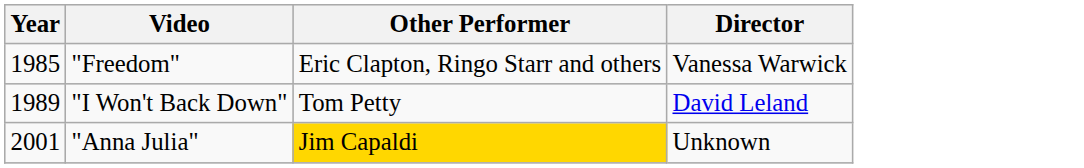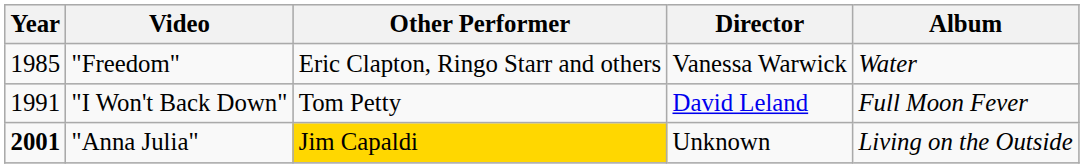+ column: (966, 24)
(35, 102) 1989 -> (35, 102) 1991
(35, 142) normal -> (35, 142) bold
